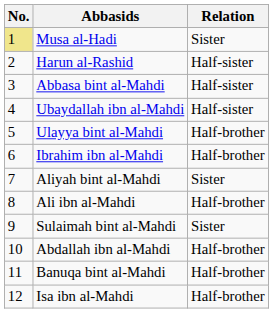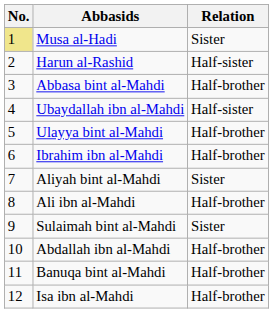(222, 86) Half-sister -> (228, 86) Half-brother
